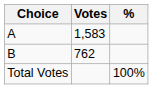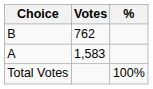rows swapped: (11, 34) <-> (11, 53)
